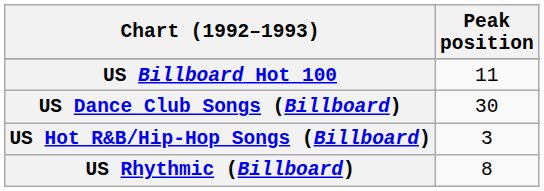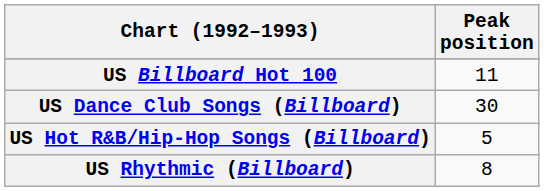(487, 138) 3 -> (487, 138) 5
